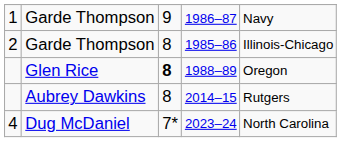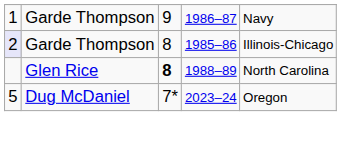(13, 44) no background -> (13, 44) lavender background
(265, 70) Oregon -> (286, 70) North Carolina
- row: (211, 97)
(13, 123) 4 -> (13, 96) 5
(286, 123) North Carolina -> (265, 97) Oregon
